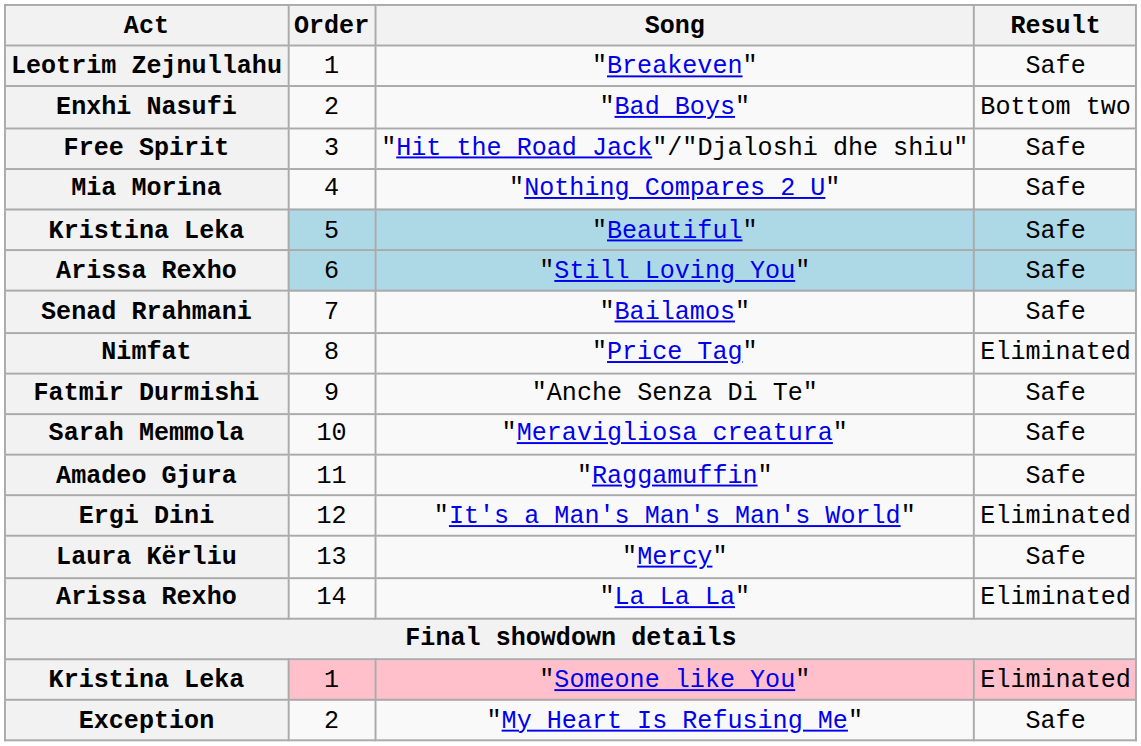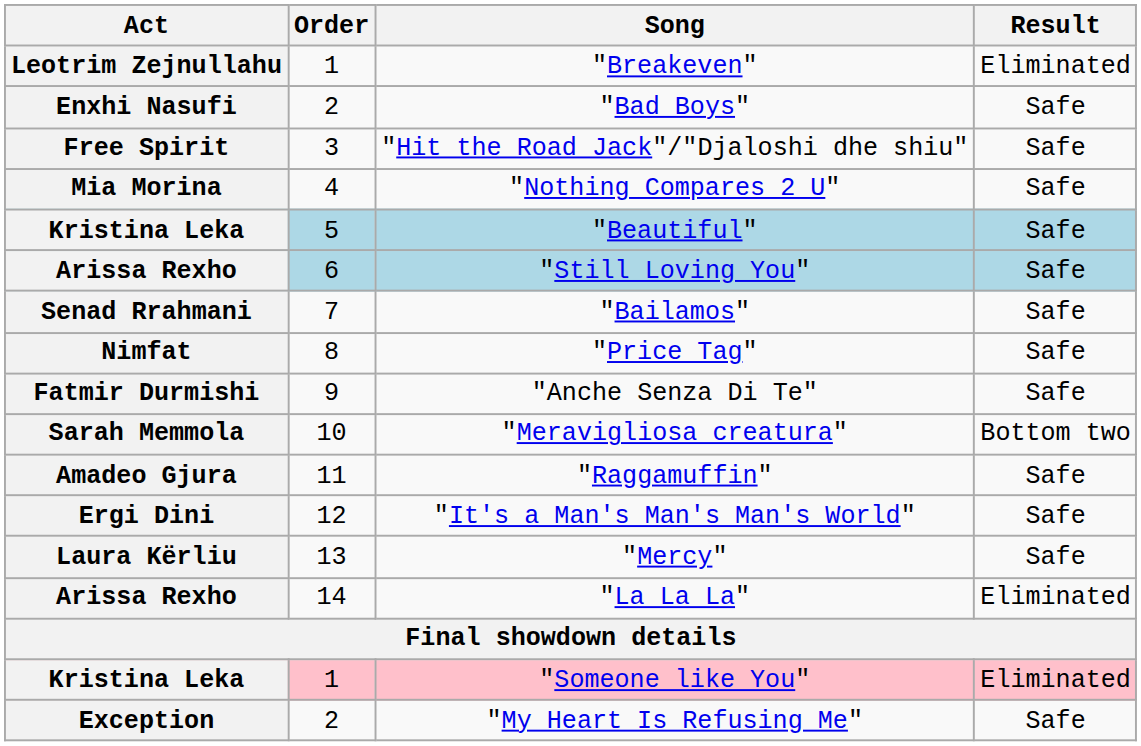(1056, 66) Safe -> (1056, 66) Eliminated
(1056, 107) Bottom two -> (1056, 107) Safe
(1056, 353) Eliminated -> (1056, 353) Safe
(1056, 434) Safe -> (1056, 434) Bottom two
(1056, 516) Eliminated -> (1056, 516) Safe
